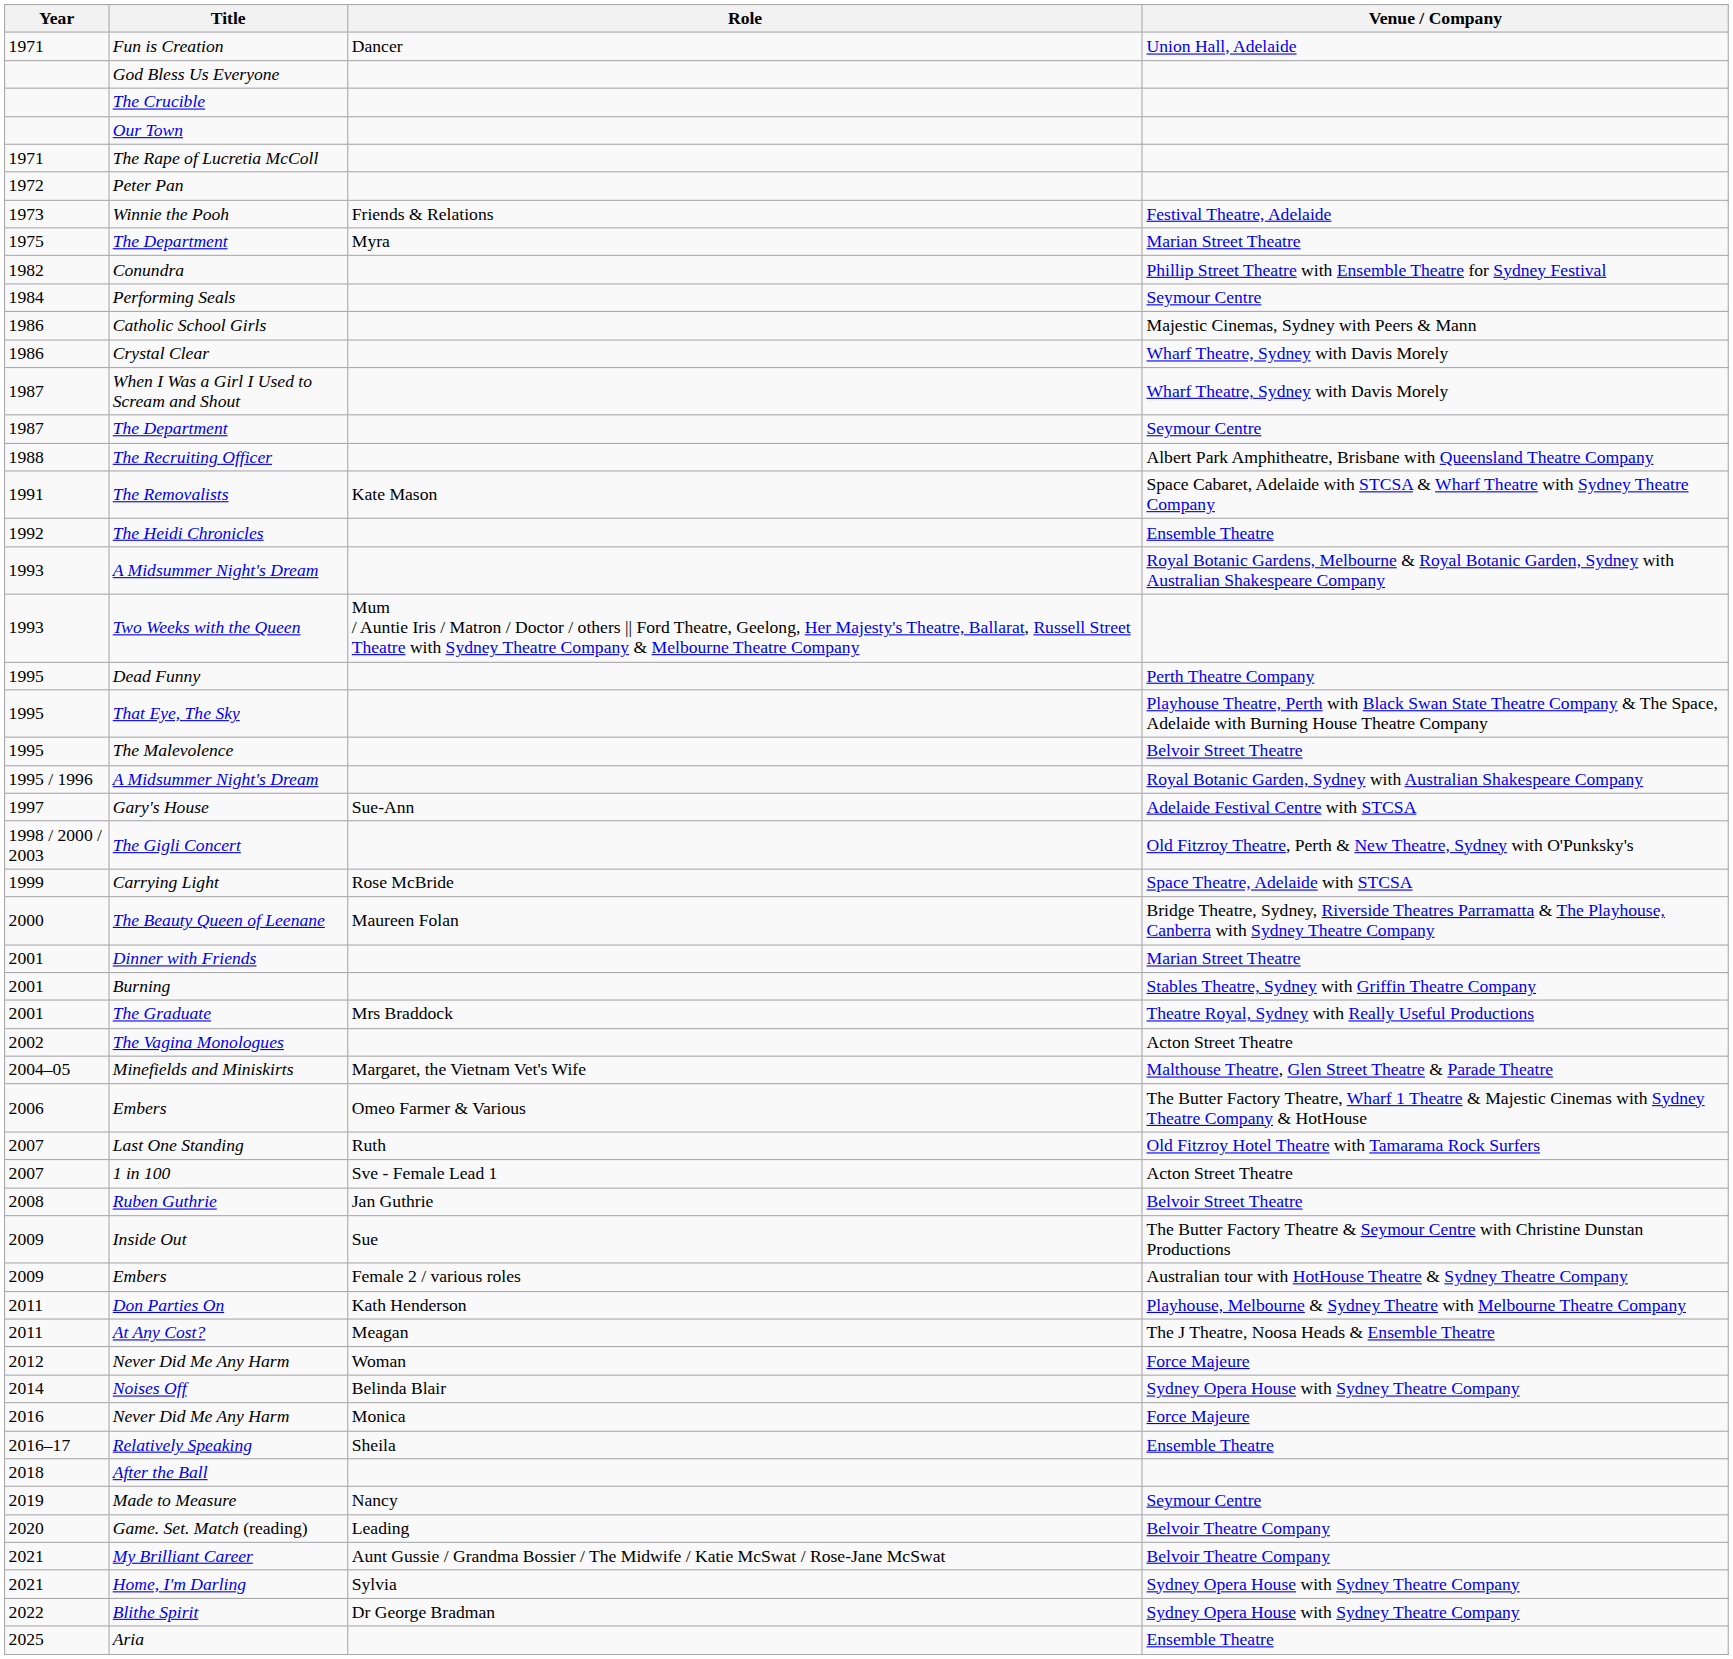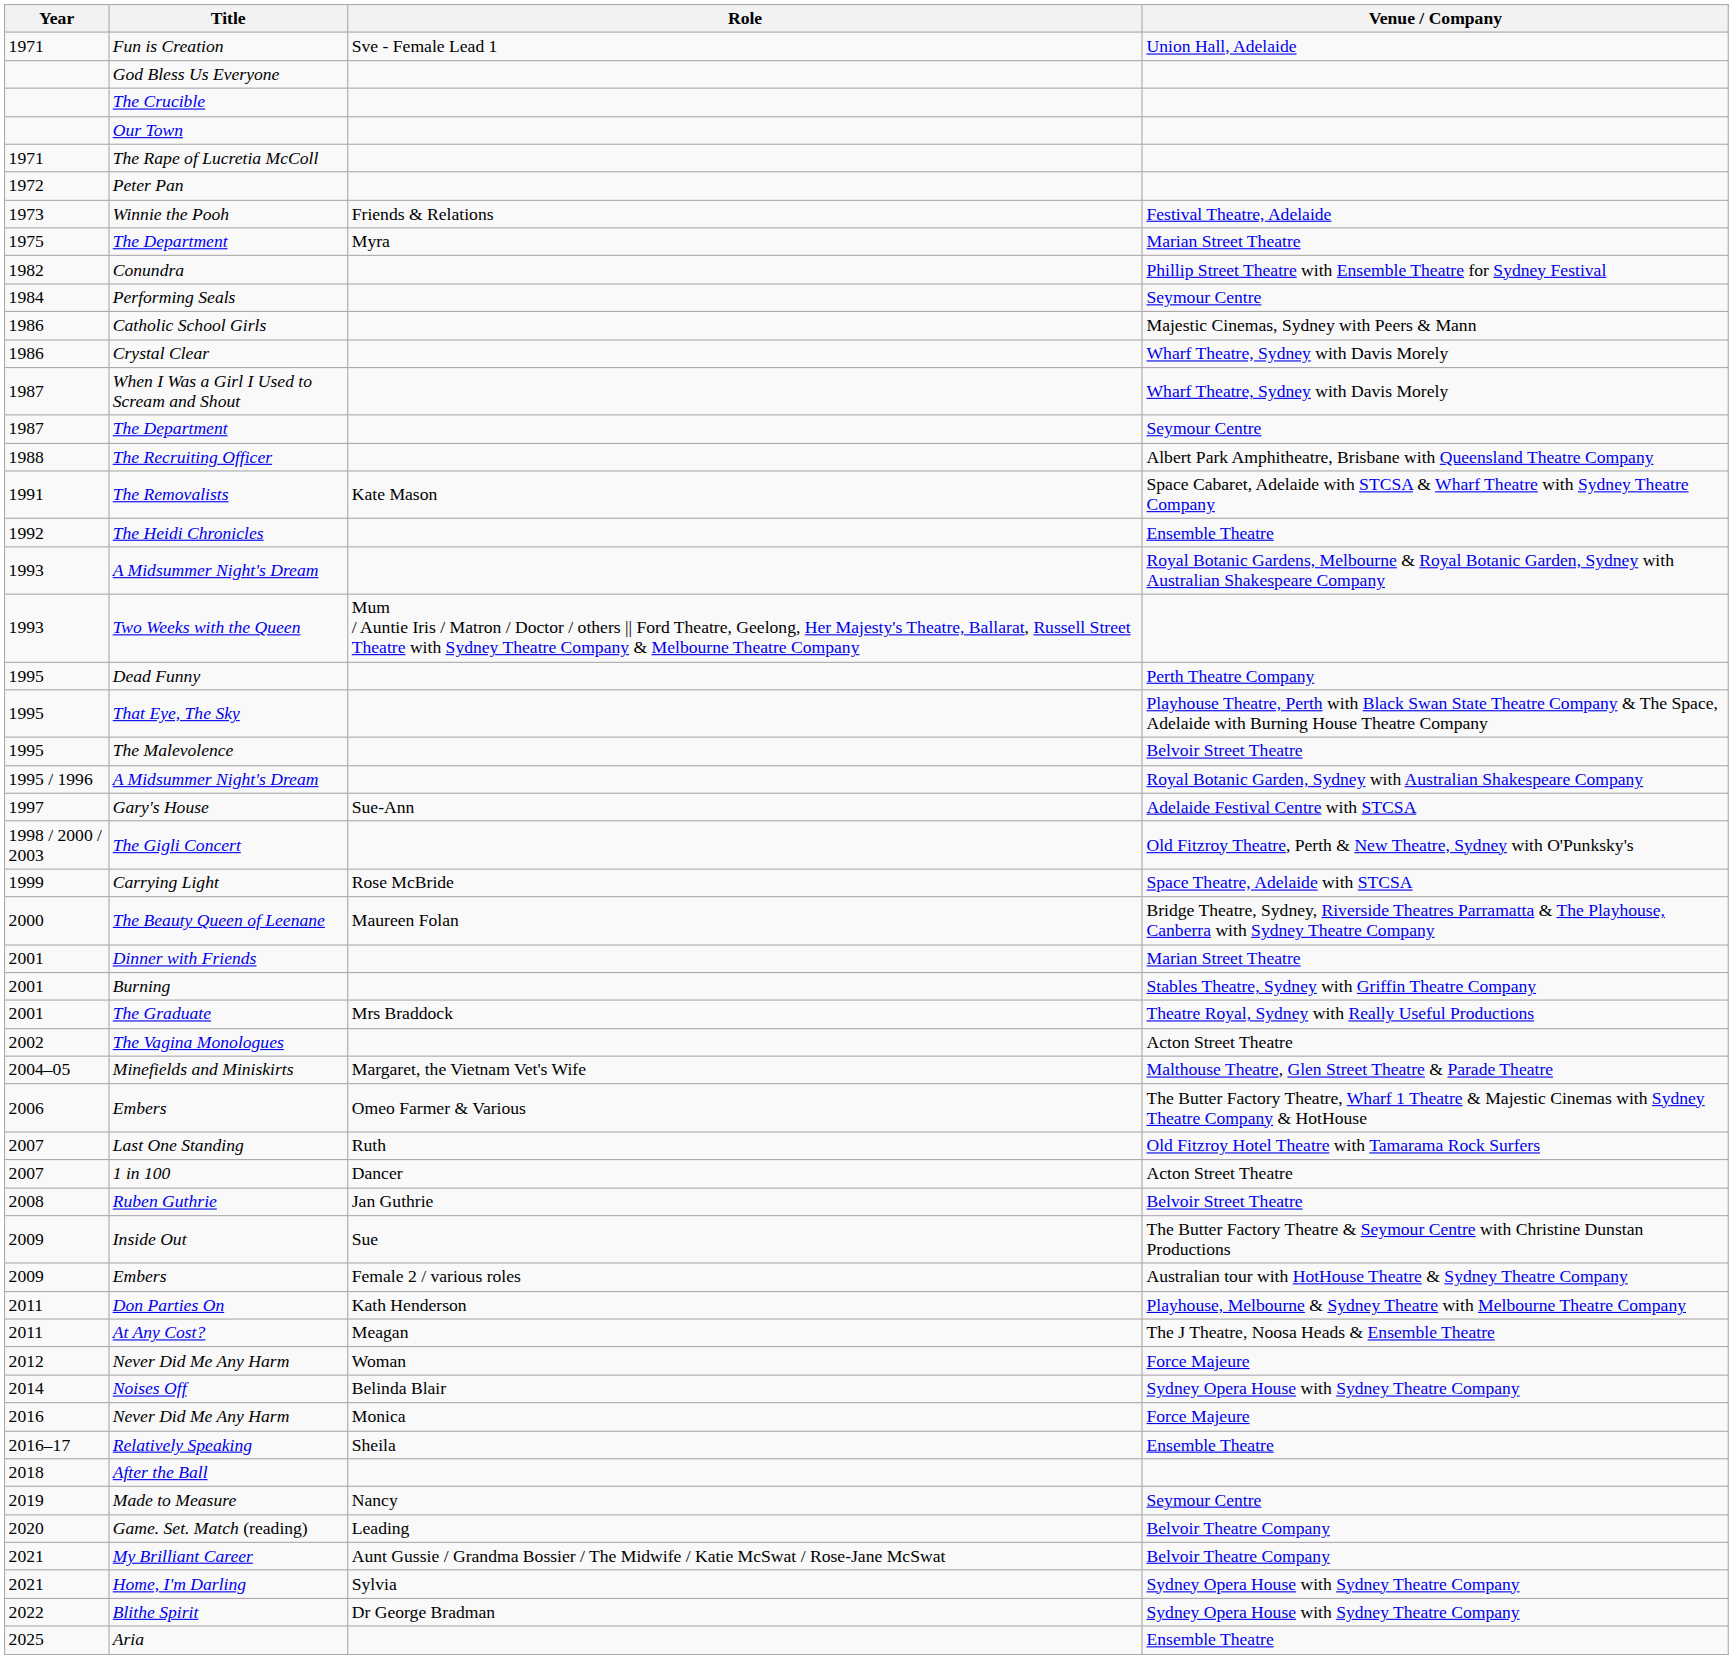(377, 46) Dancer -> (425, 46) Sve - Female Lead 1
(425, 1173) Sve - Female Lead 1 -> (377, 1173) Dancer
